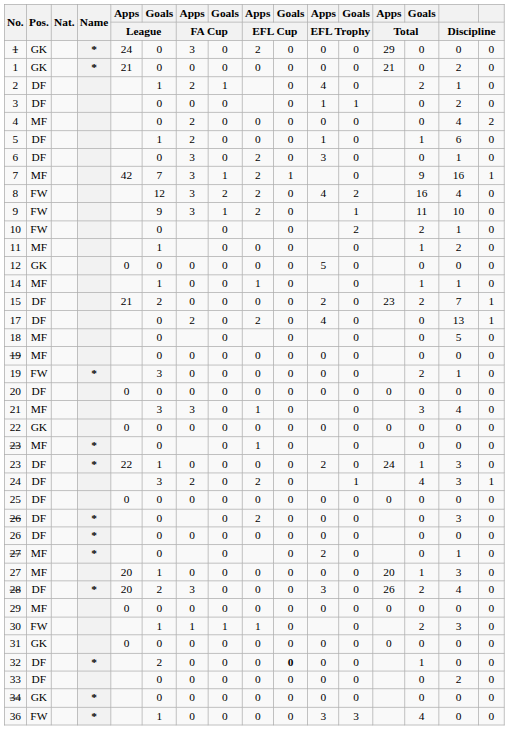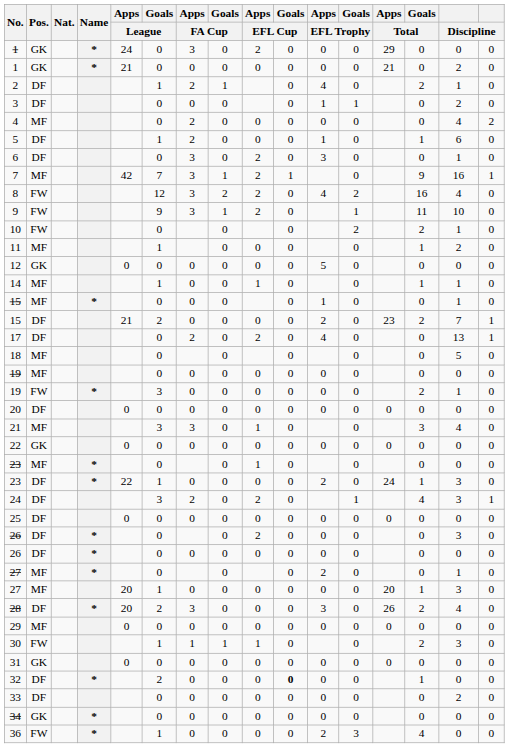+ row: (15, 301)
(323, 716) 3 -> (323, 734) 2
